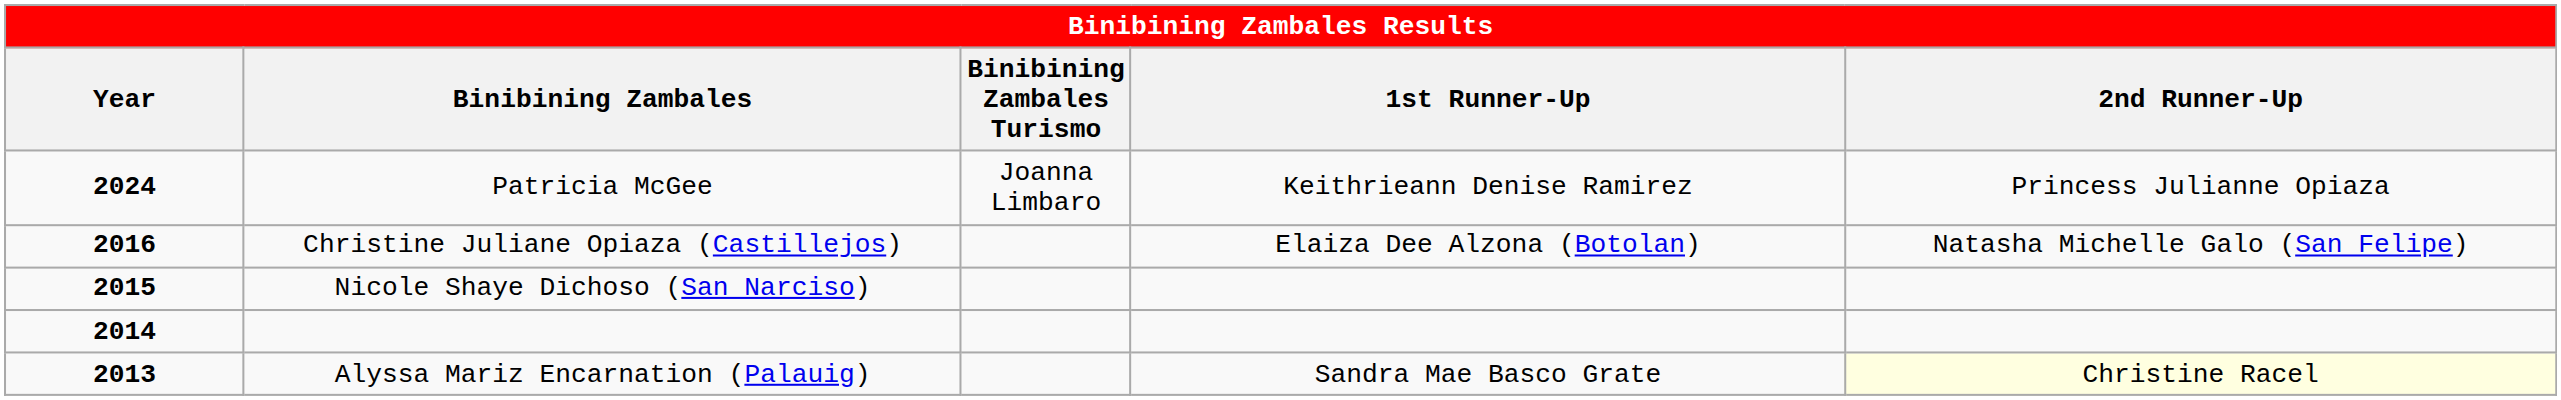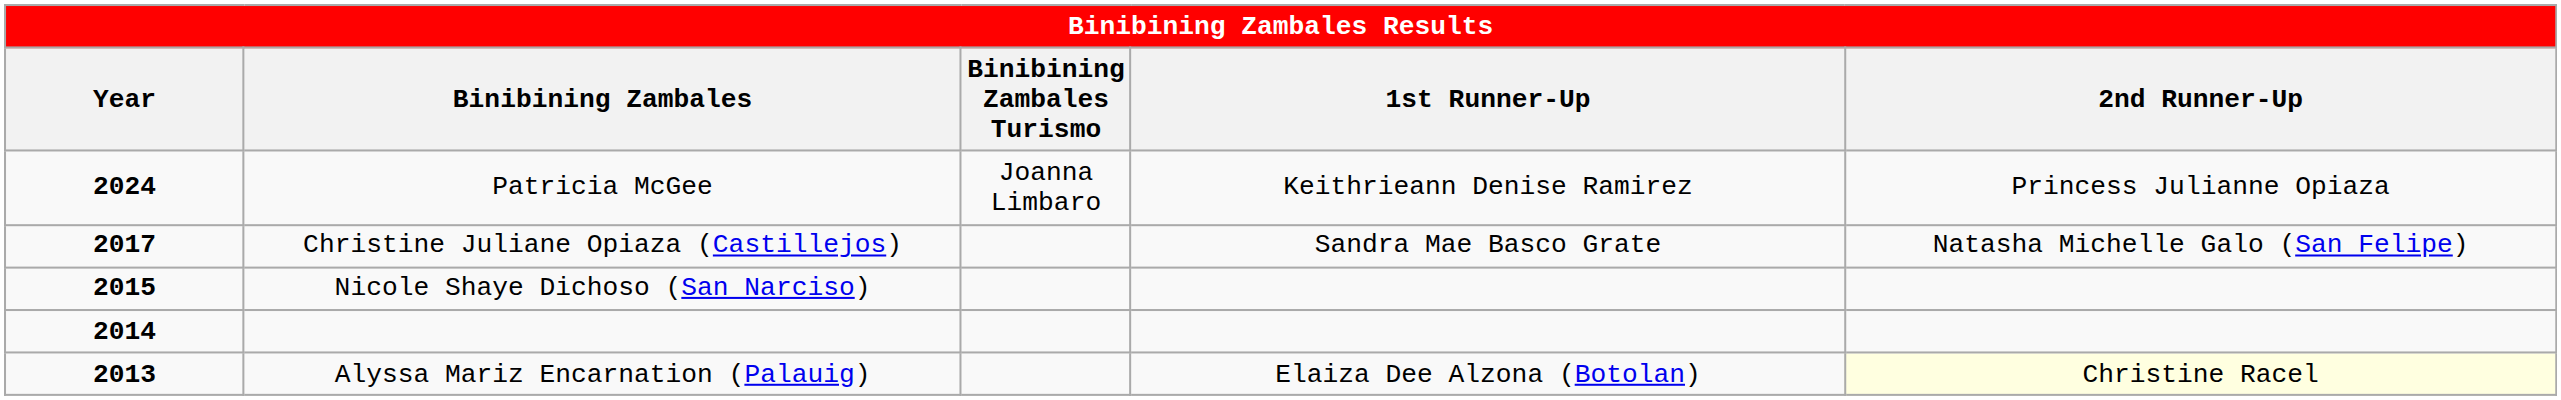(125, 246) 2016 -> (125, 246) 2017
(1488, 246) Elaiza Dee Alzona (Botolan) -> (1488, 246) Sandra Mae Basco Grate
(1488, 374) Sandra Mae Basco Grate -> (1488, 374) Elaiza Dee Alzona (Botolan)
